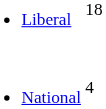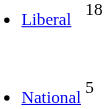(94, 88) 4 -> (94, 88) 5
